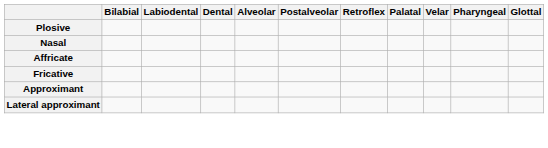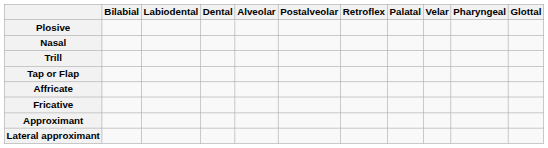+ row: (53, 58)
+ row: (53, 74)
